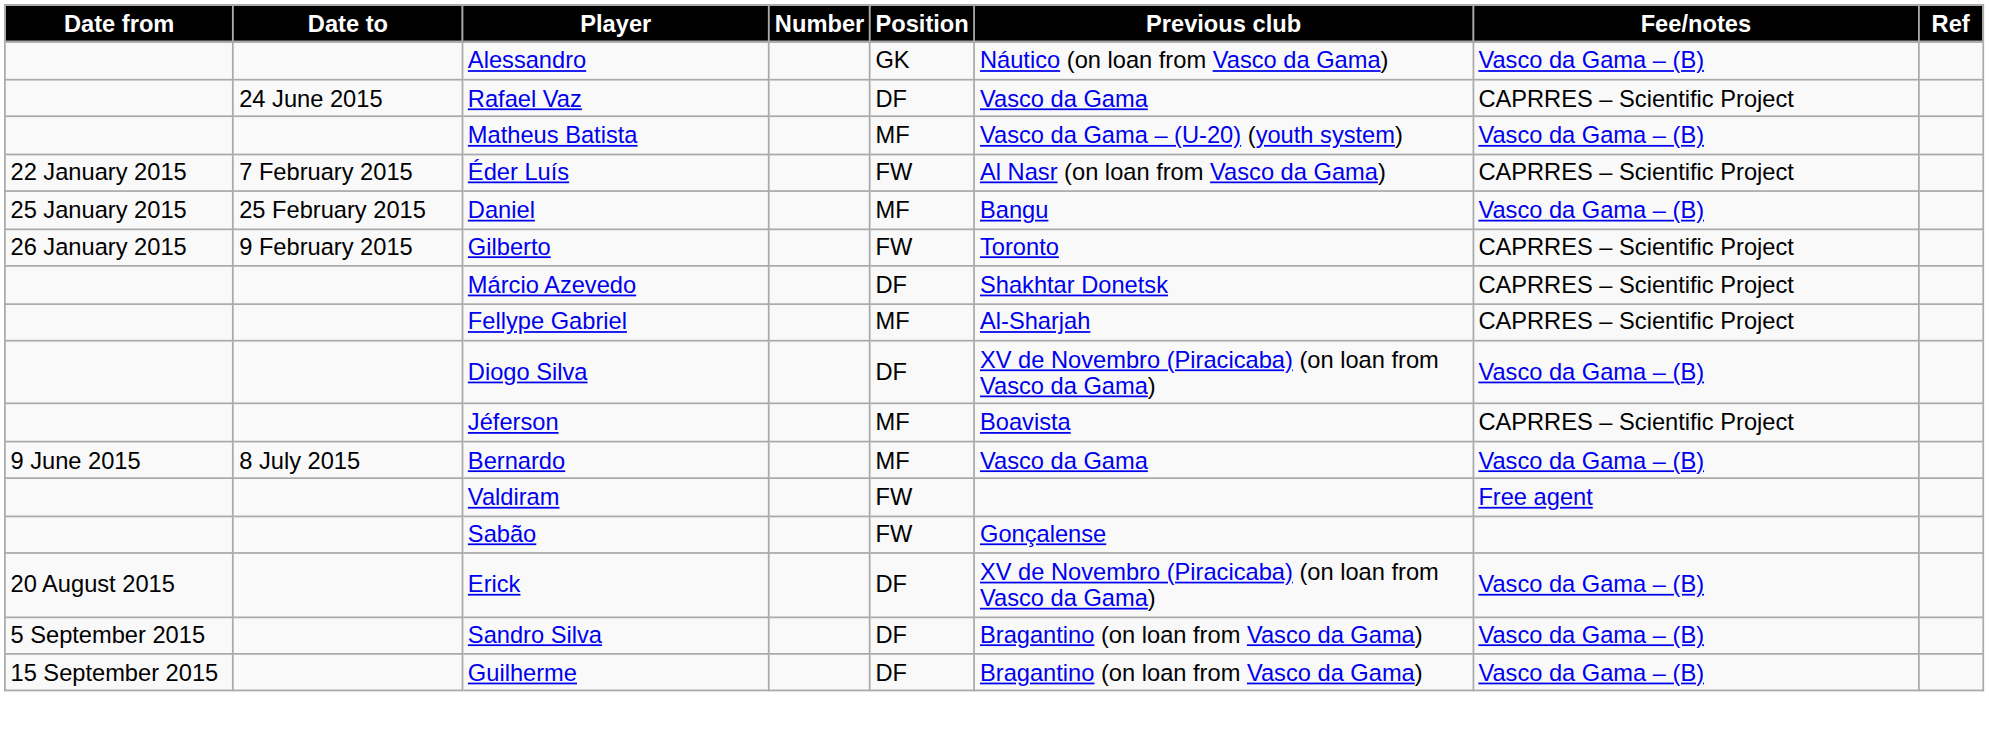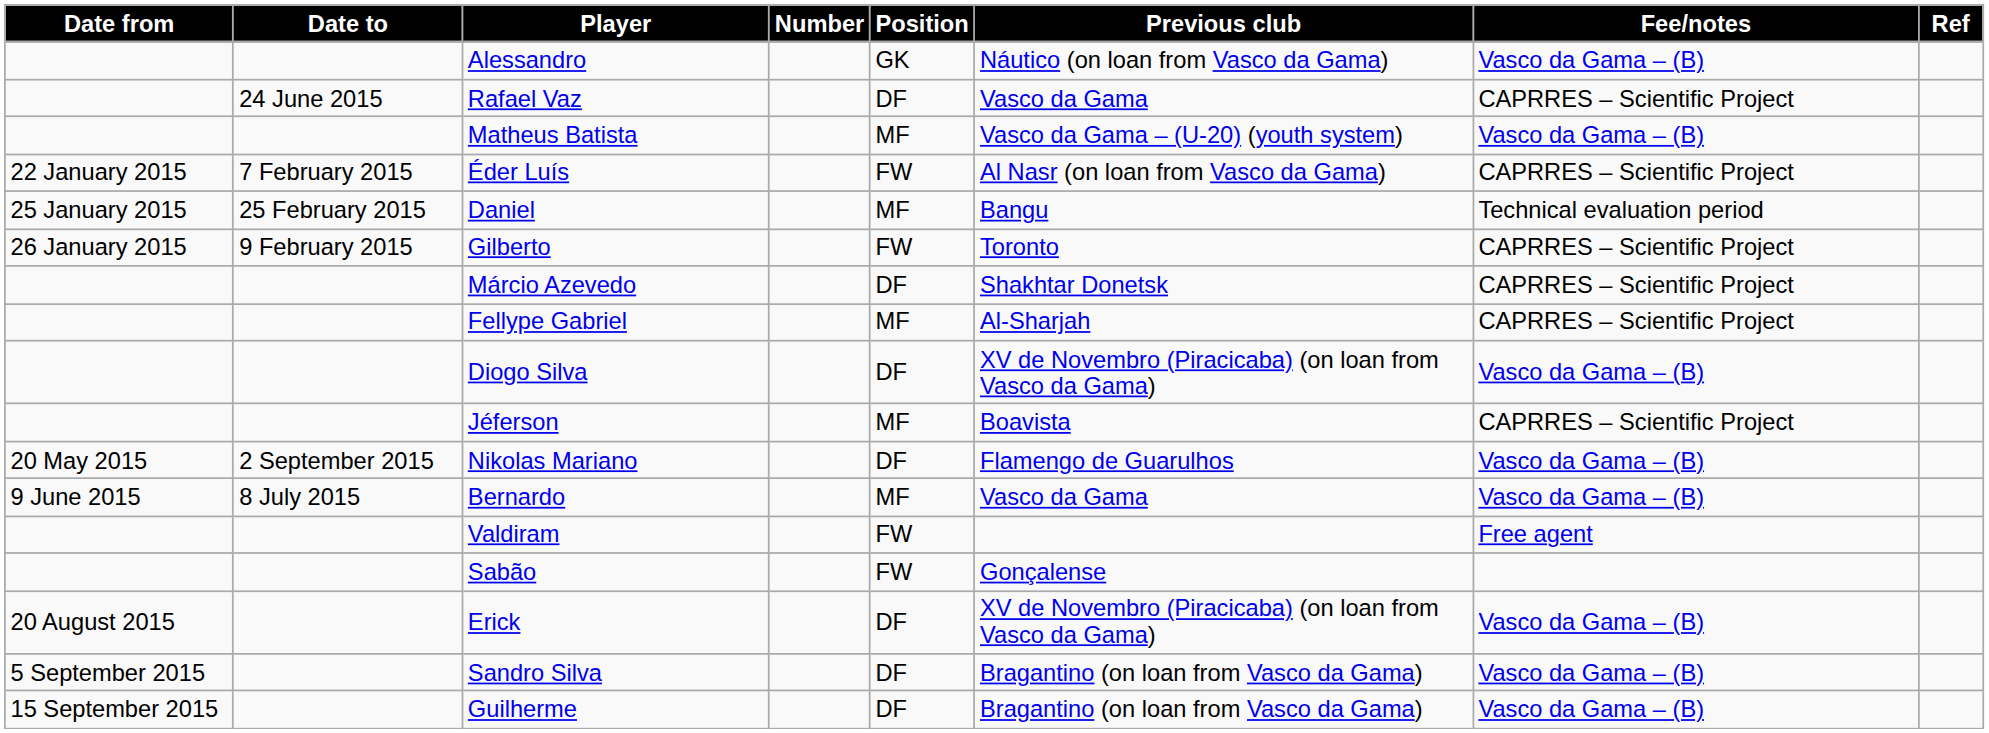(1591, 210) Vasco da Gama – (B) -> (1621, 210) Technical evaluation period
+ row: (553, 460)
